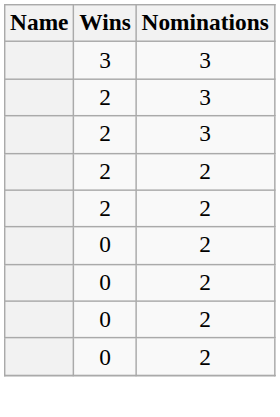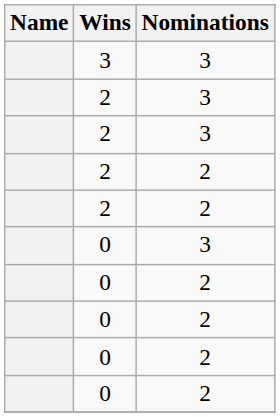+ row: (105, 245)
